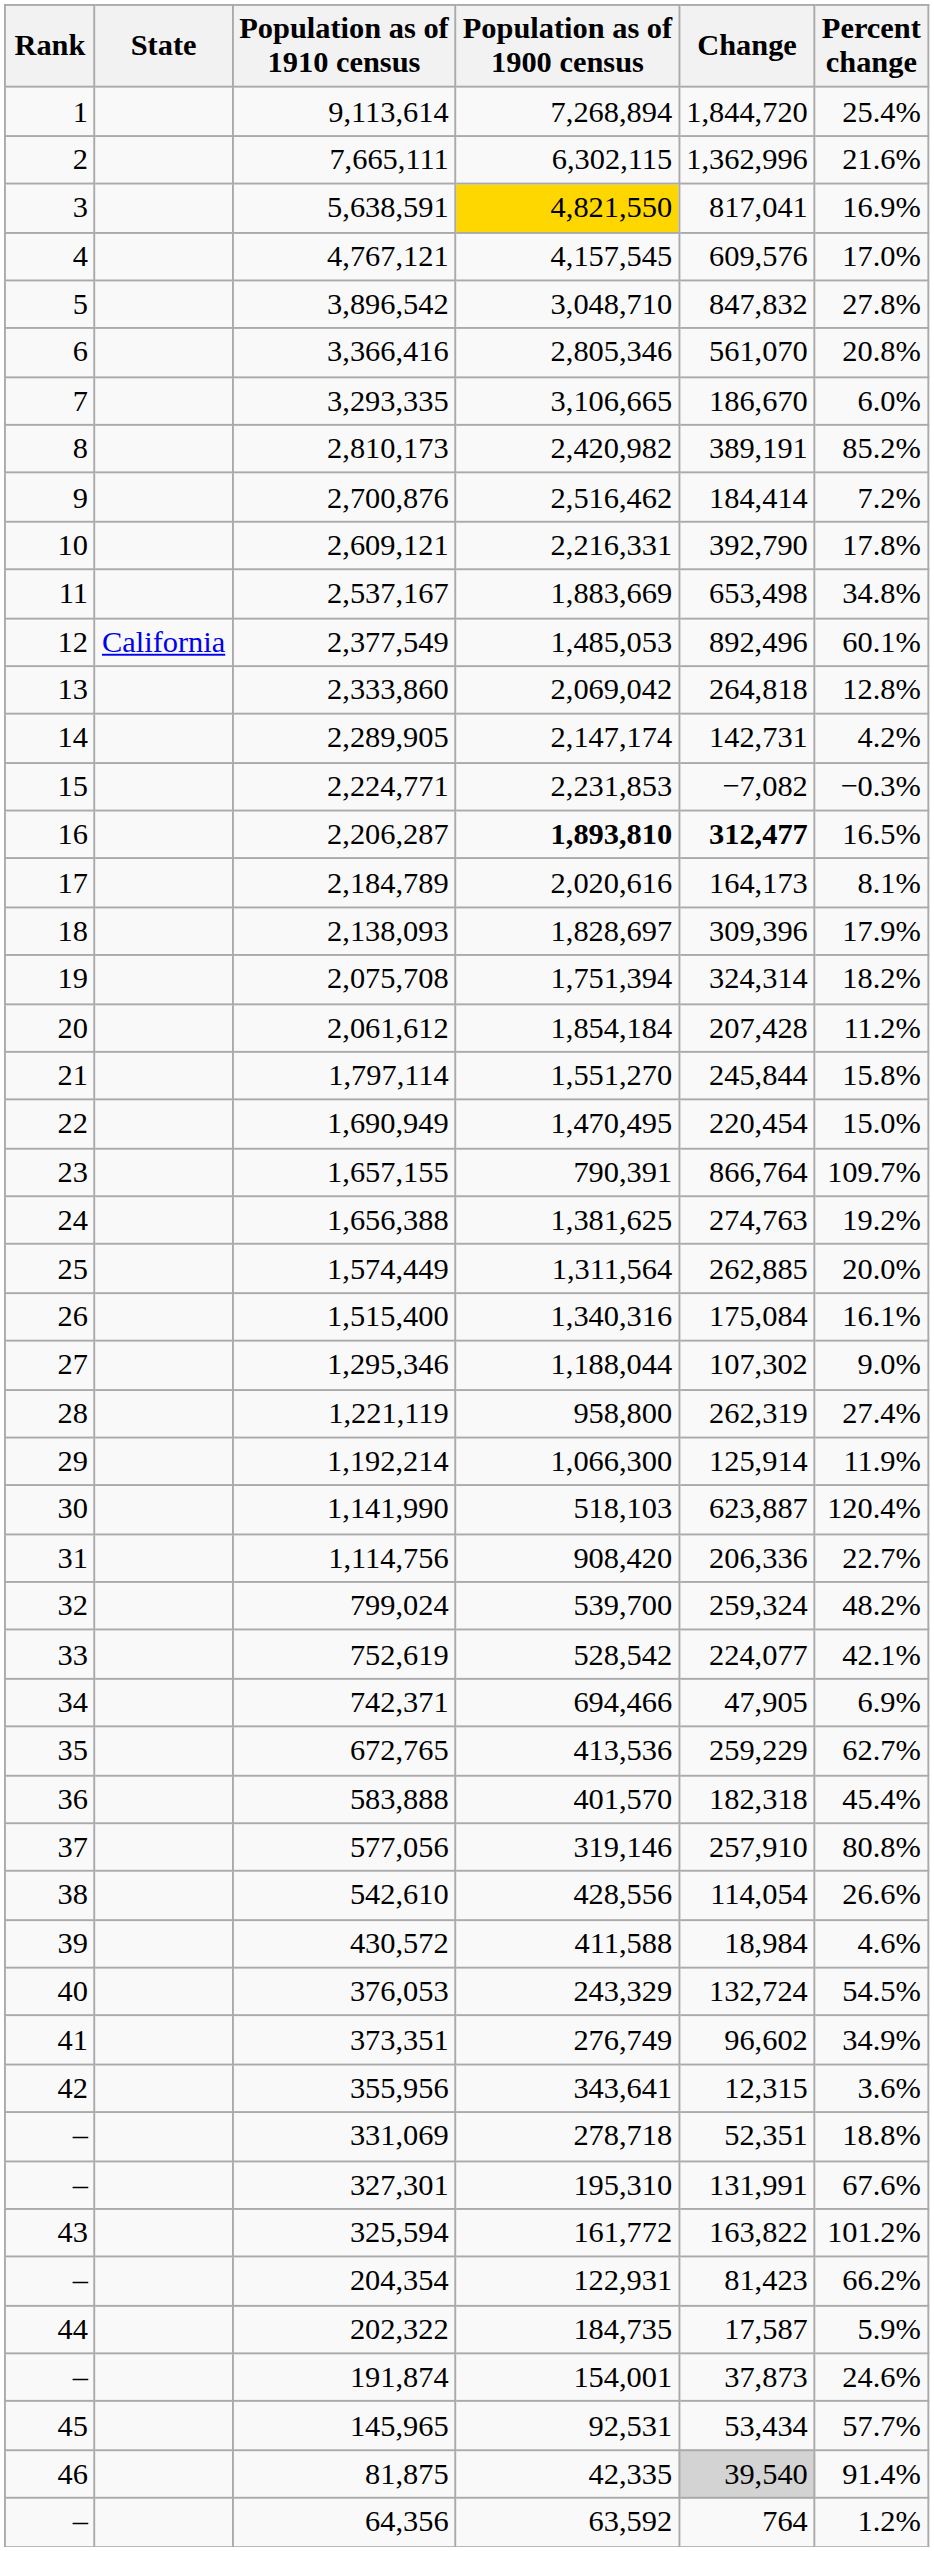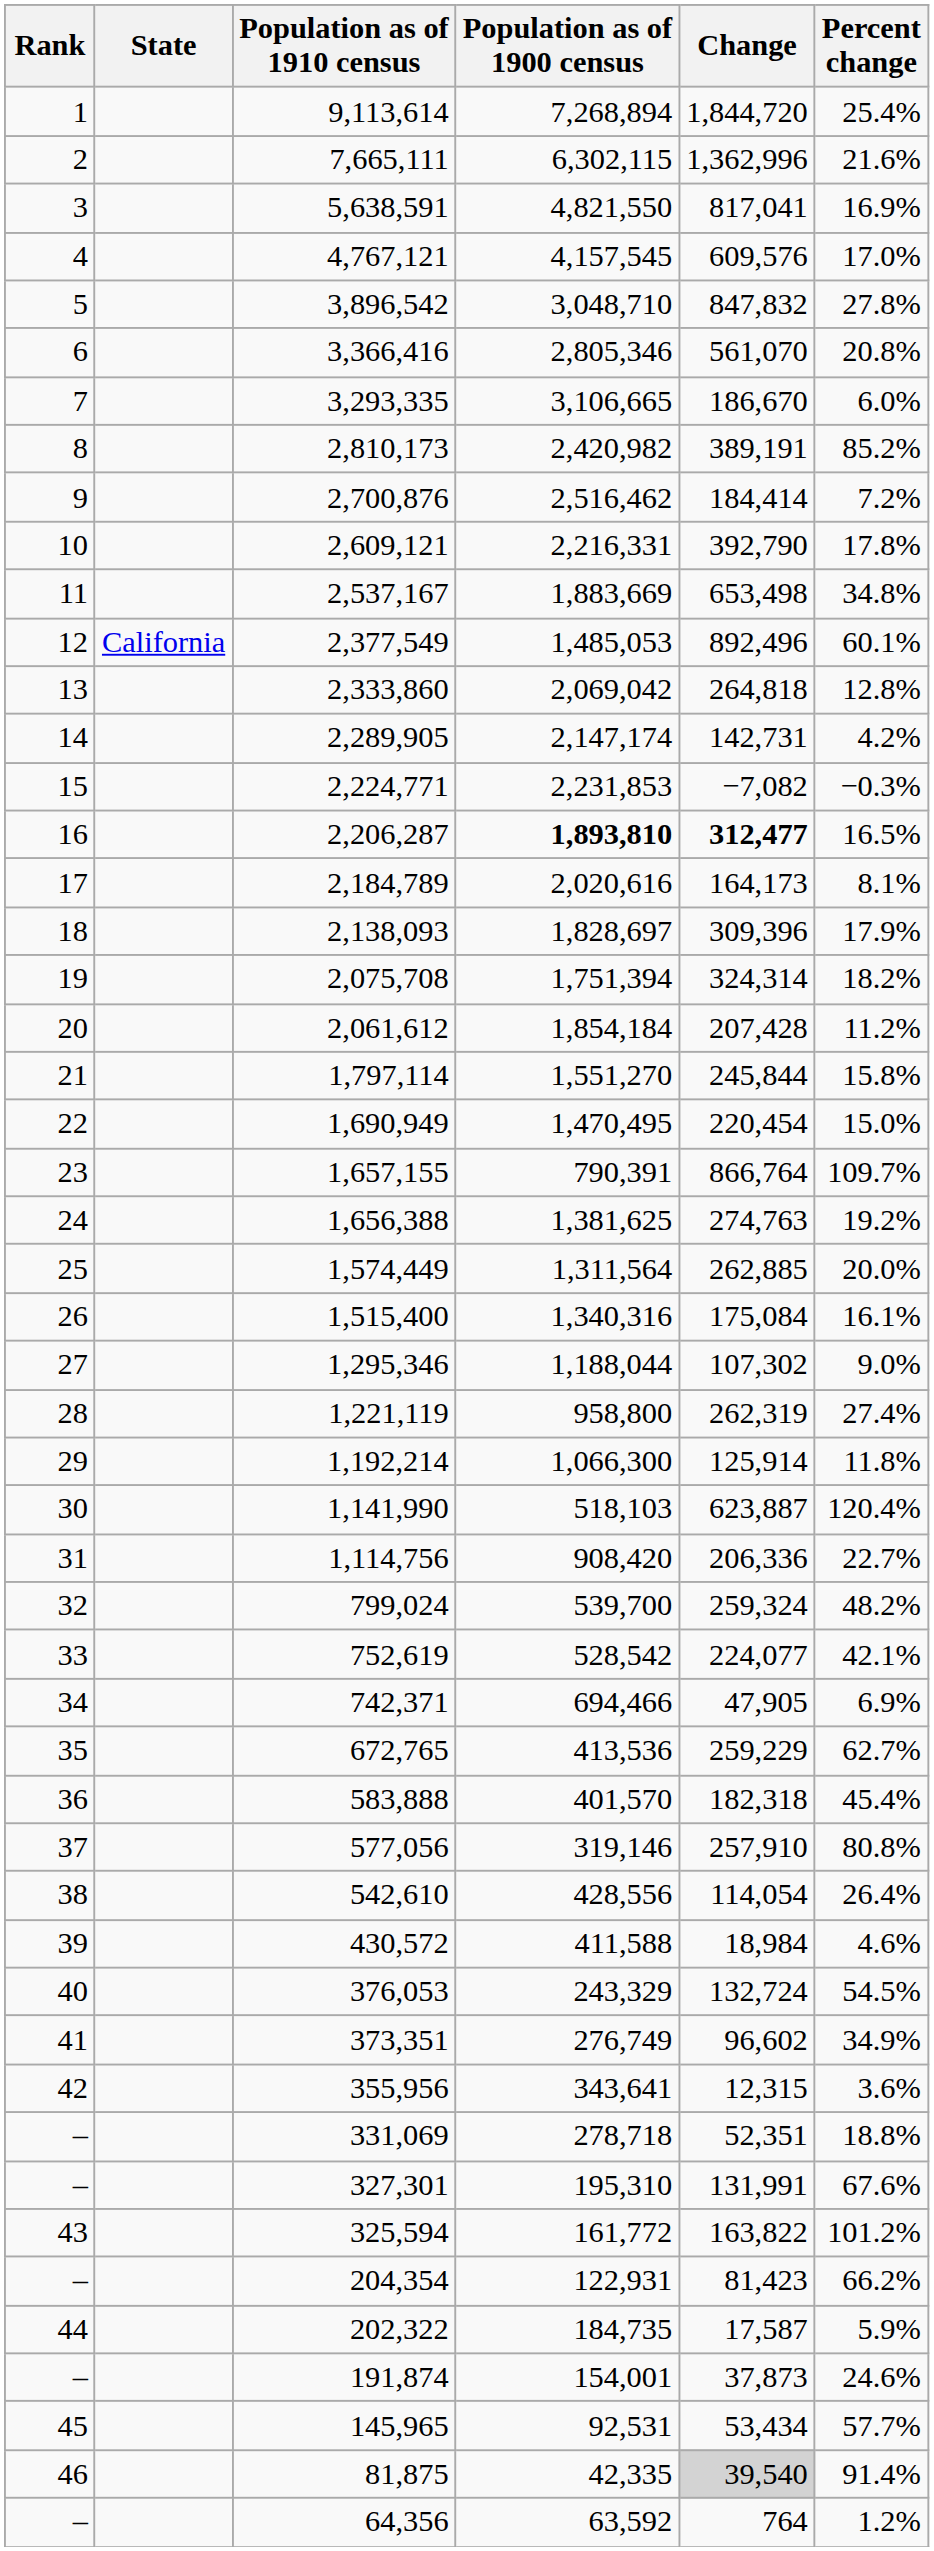(611, 207) gold background -> (611, 207) no background
(882, 1460) 11.9% -> (882, 1460) 11.8%
(882, 1894) 26.6% -> (882, 1894) 26.4%
